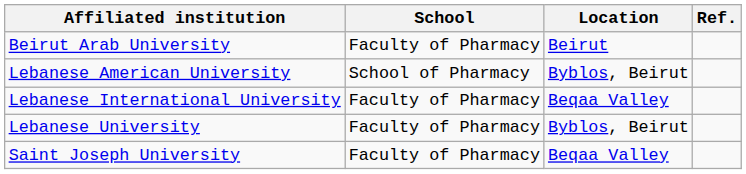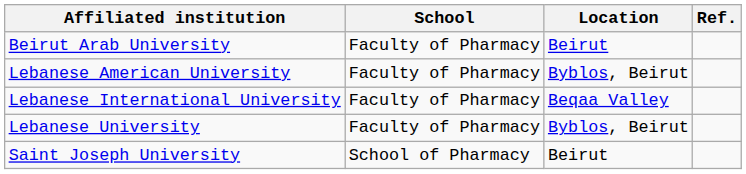(439, 73) School of Pharmacy -> (444, 73) Faculty of Pharmacy
(444, 155) Faculty of Pharmacy -> (439, 155) School of Pharmacy
(608, 155) Beqaa Valley -> (578, 155) Beirut
